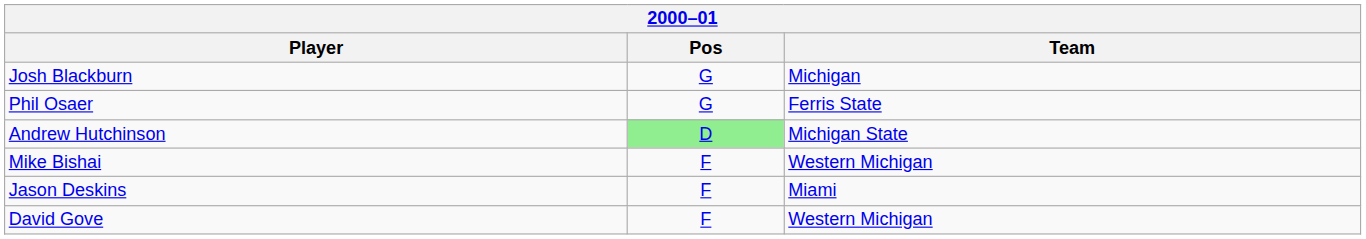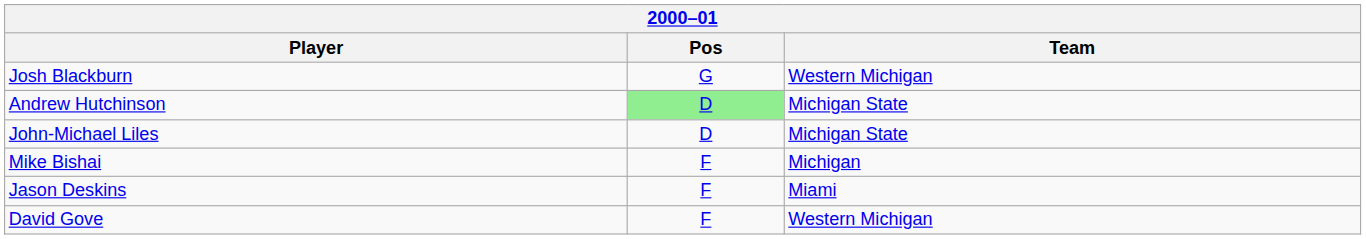(824, 76) Michigan -> (860, 76) Western Michigan
- row: (51, 104)
+ row: (84, 133)
(860, 162) Western Michigan -> (824, 162) Michigan
